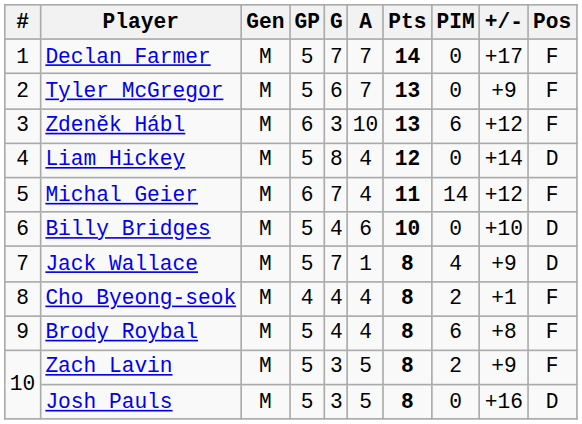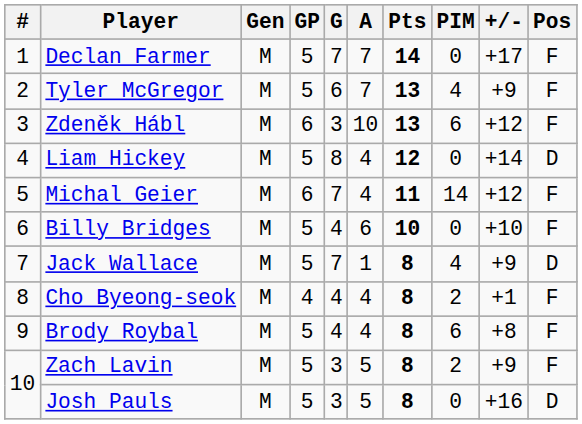(456, 91) 0 -> (456, 91) 4
(552, 229) D -> (552, 229) F
